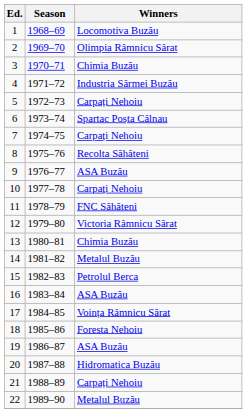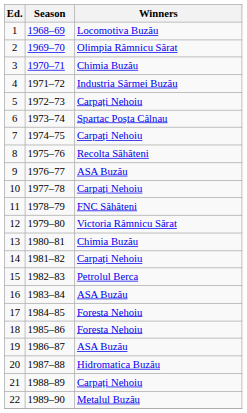(108, 259) Metalul Buzău -> (110, 259) Carpați Nehoiu
(124, 312) Voința Râmnicu Sărat -> (110, 312) Foresta Nehoiu
